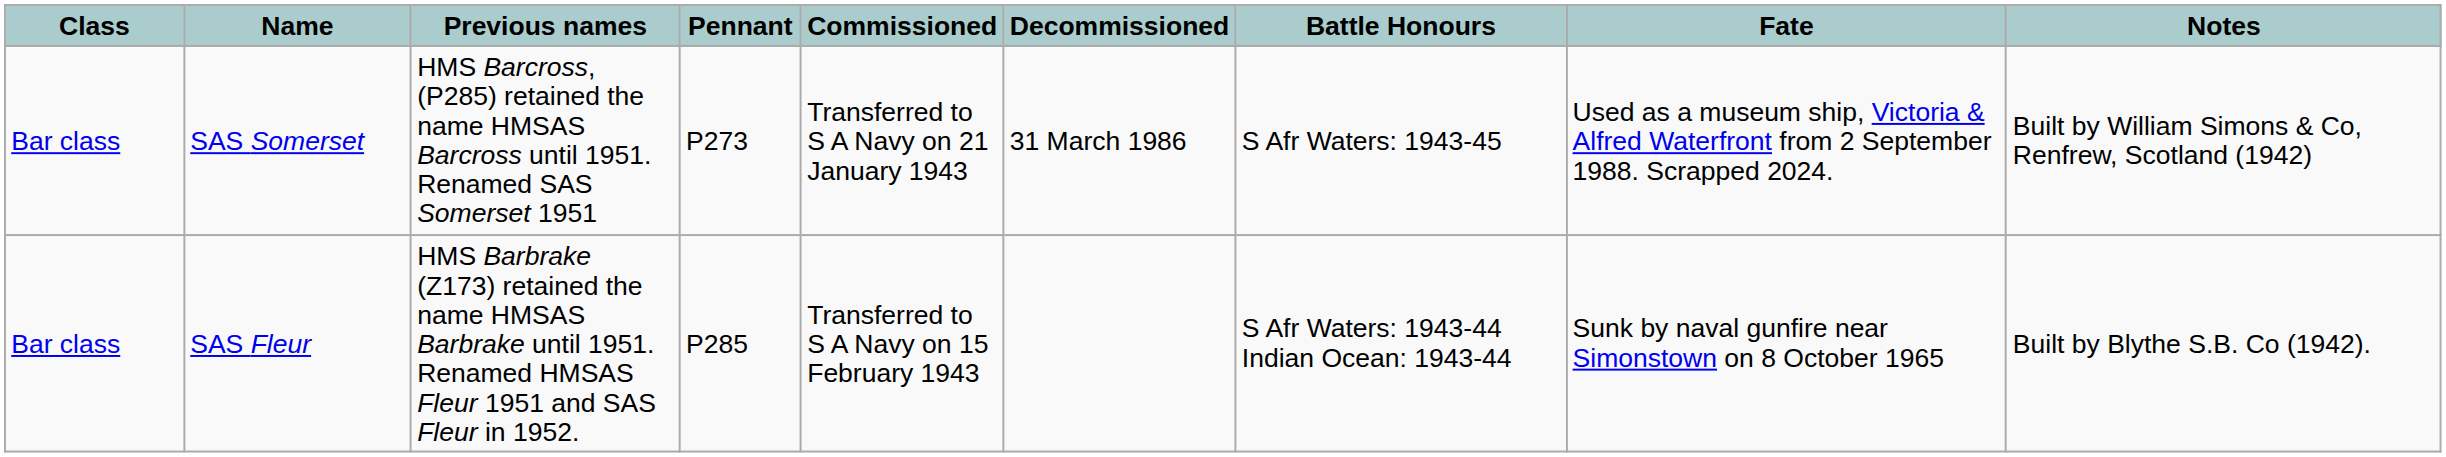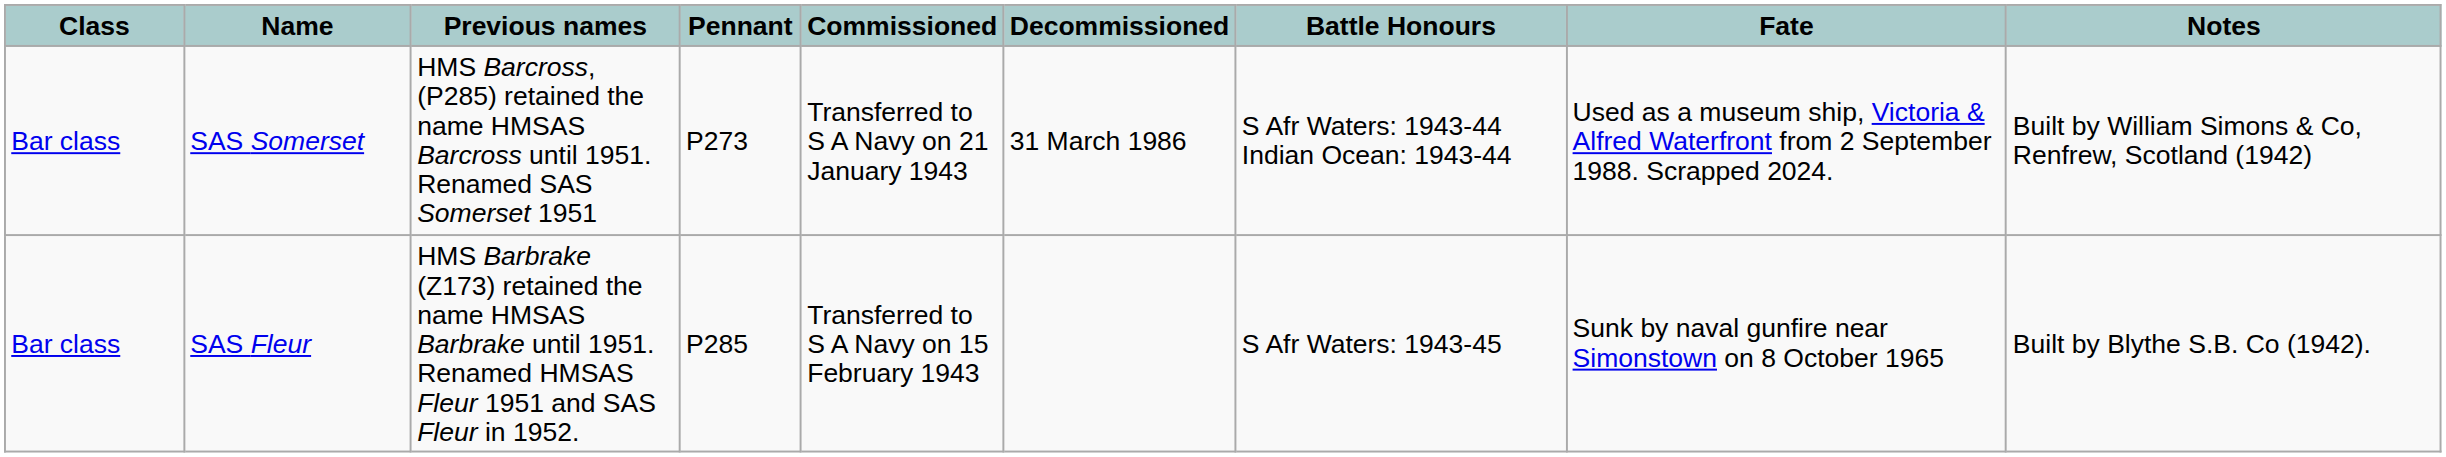(1372, 140) S Afr Waters: 1943-45 -> (1377, 140) S Afr Waters: 1943-44 Indian Ocean: 1943-44
(1377, 343) S Afr Waters: 1943-44 Indian Ocean: 1943-44 -> (1372, 343) S Afr Waters: 1943-45
